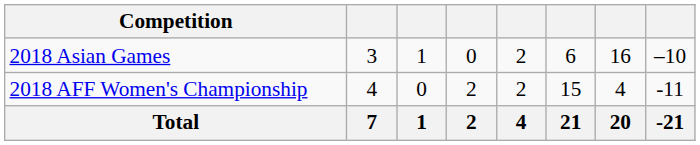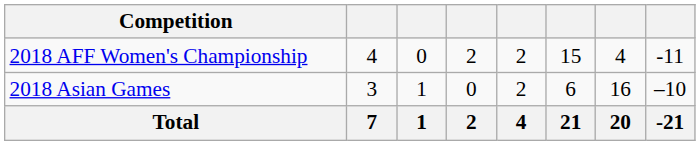rows swapped: (159, 88) <-> (90, 55)
